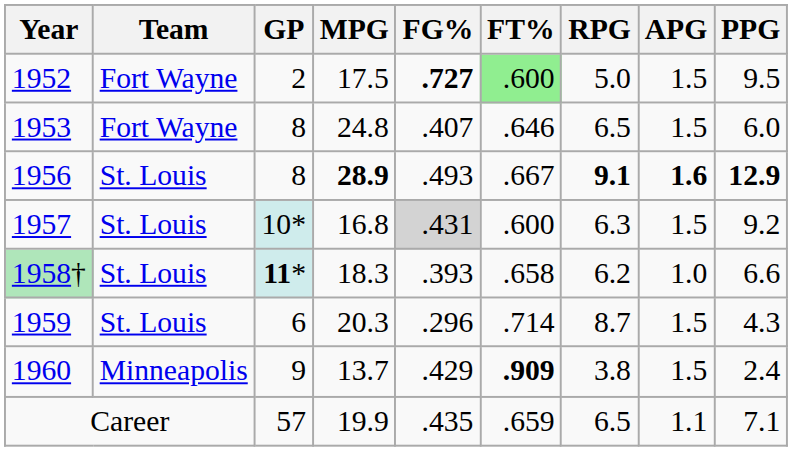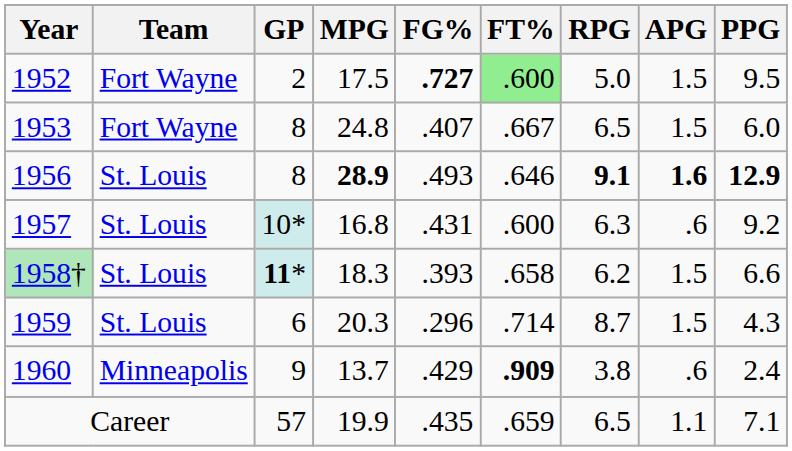(529, 126) .646 -> (529, 126) .667
(529, 175) .667 -> (529, 175) .646
(447, 224) lightgrey background -> (447, 224) no background
(689, 224) 1.5 -> (696, 224) .6
(689, 273) 1.0 -> (689, 273) 1.5
(689, 371) 1.5 -> (696, 371) .6
